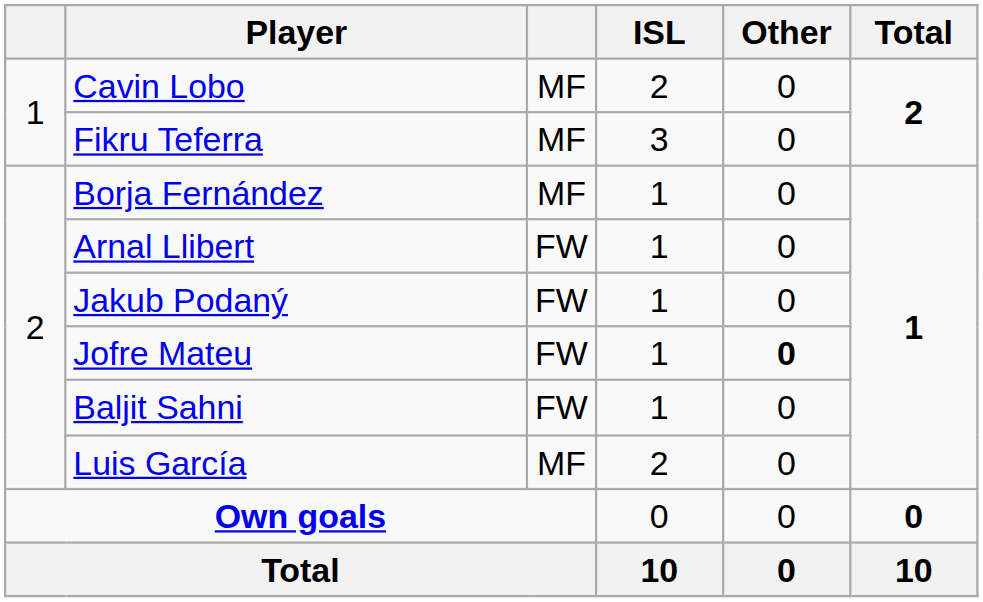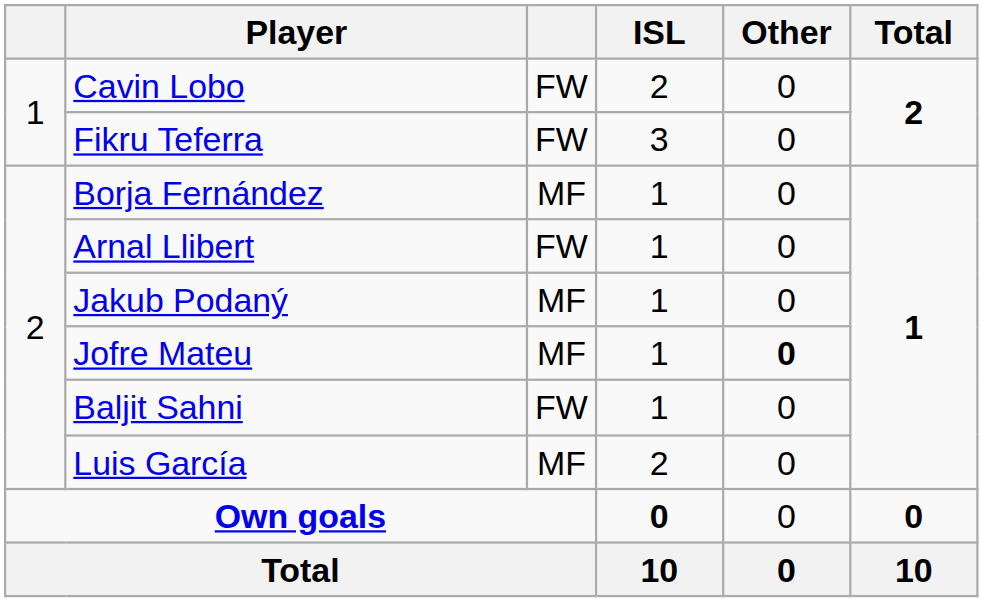(561, 86) MF -> (561, 86) FW
(561, 139) MF -> (561, 139) FW
(561, 300) FW -> (561, 300) MF
(561, 354) FW -> (561, 354) MF
(659, 515) normal -> (659, 515) bold
